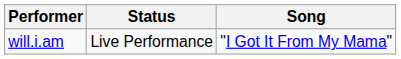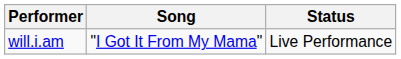columns swapped: (306, 16) <-> (152, 16)
